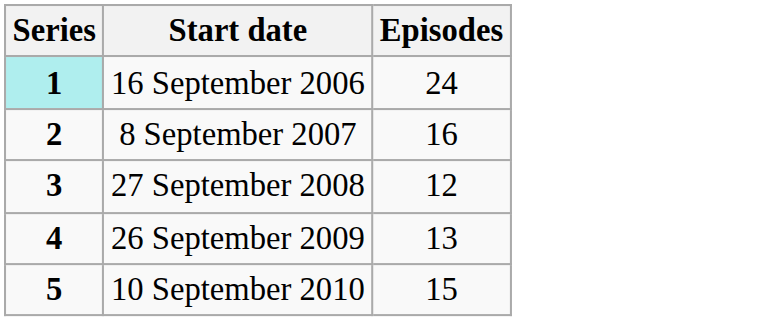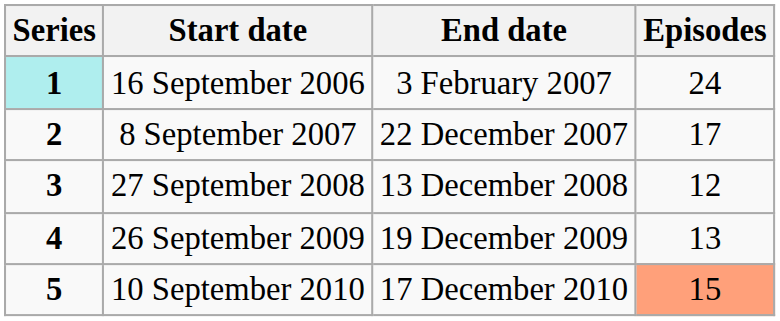+ column: (504, 30)
(442, 133) 16 -> (705, 133) 17
(442, 289) no background -> (705, 289) lightsalmon background
